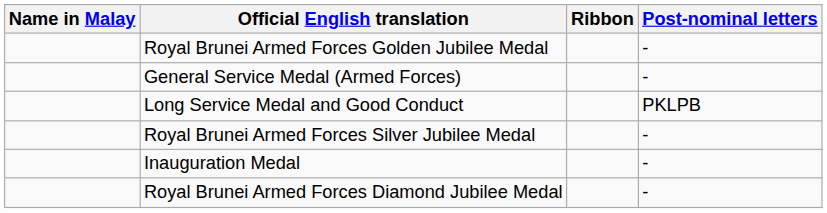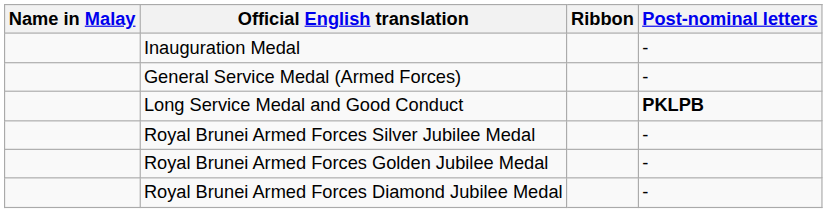rows swapped: (222, 163) <-> (346, 47)
(672, 105) normal -> (673, 105) bold
